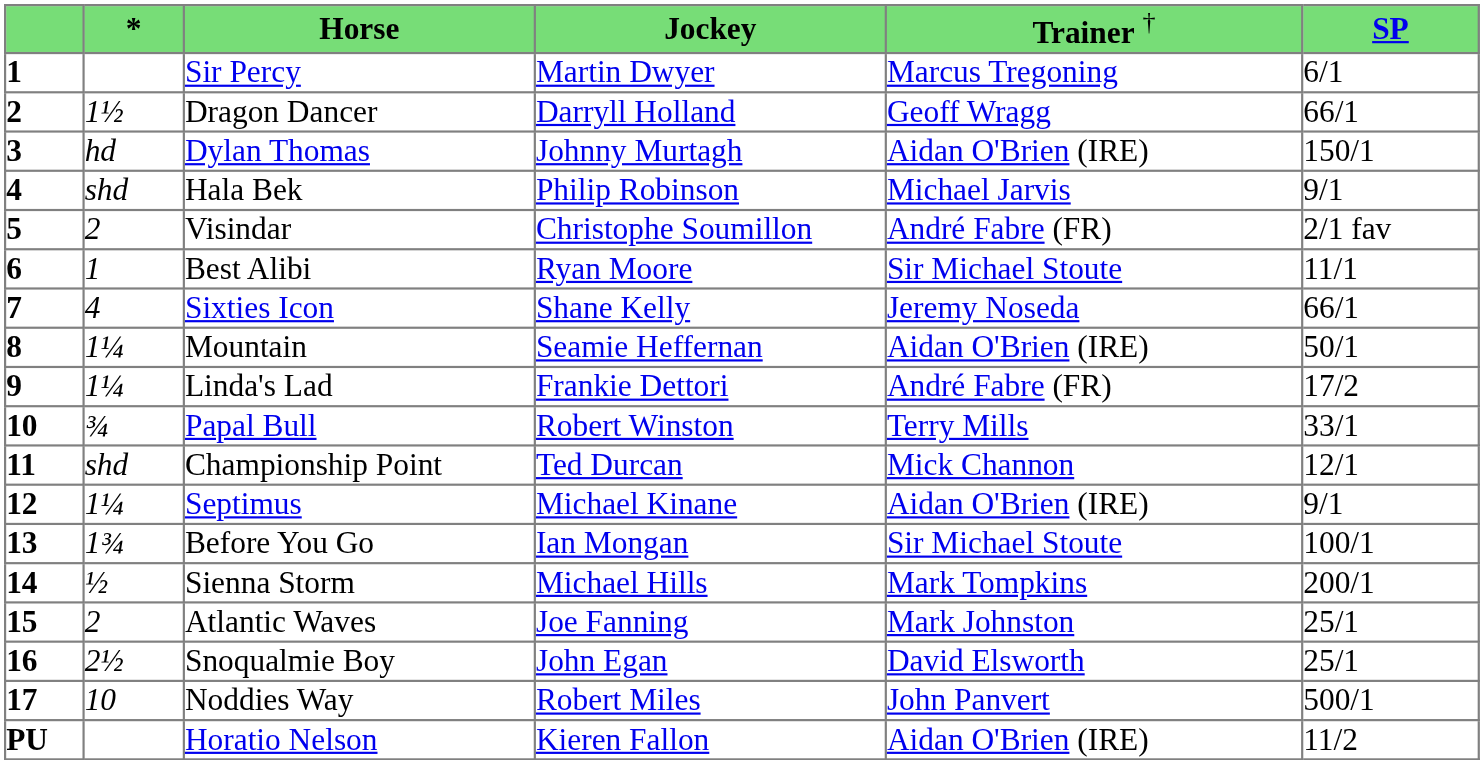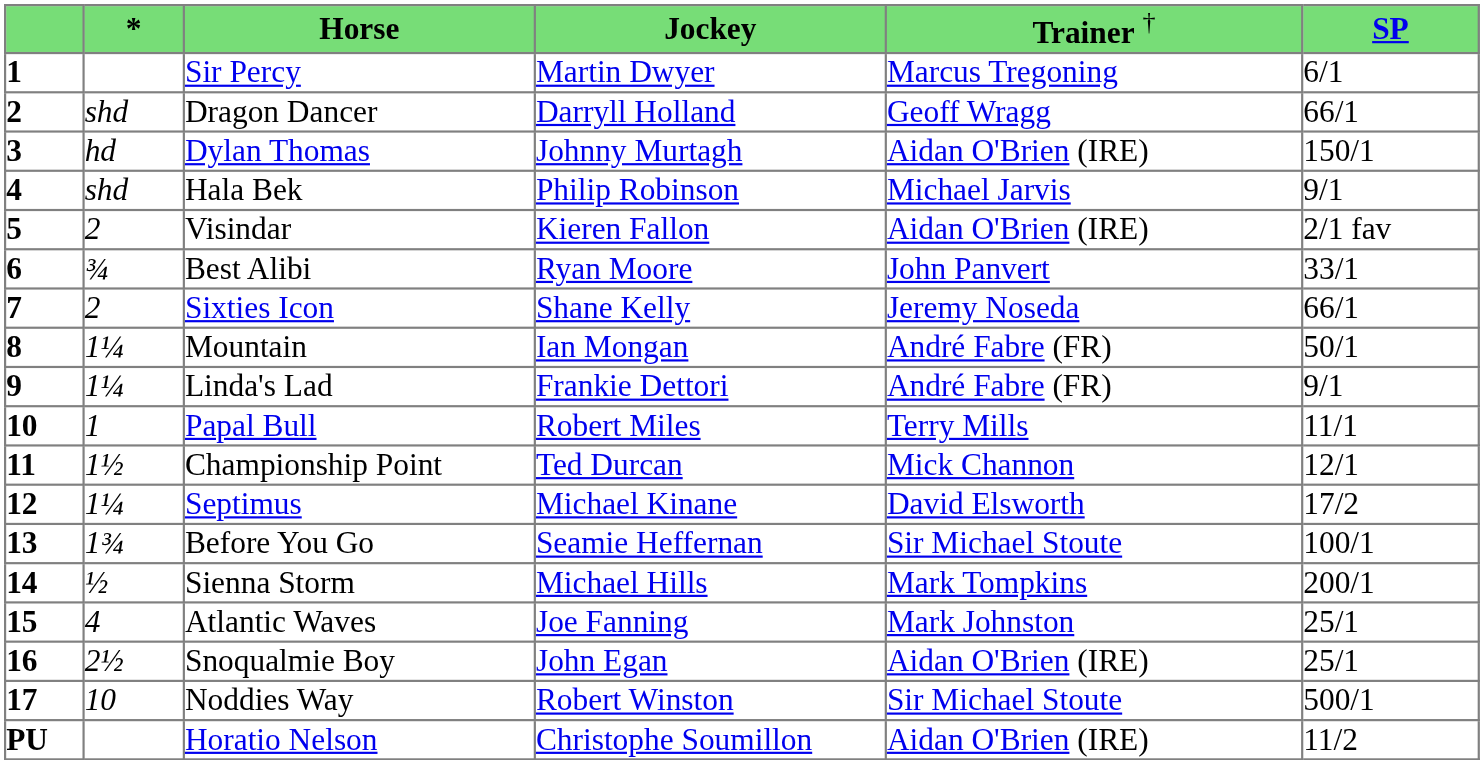(104, 110) 1½ -> (106, 110) shd
(674, 228) Christophe Soumillon -> (623, 228) Kieren Fallon
(999, 228) André Fabre (FR) -> (1018, 228) Aidan O'Brien (IRE)
(93, 267) 1 -> (96, 267) ¾
(1005, 267) Sir Michael Stoute -> (968, 267) John Panvert
(1331, 267) 11/1 -> (1331, 267) 33/1
(93, 307) 4 -> (93, 307) 2
(649, 346) Seamie Heffernan -> (612, 346) Ian Mongan
(1018, 346) Aidan O'Brien (IRE) -> (999, 346) André Fabre (FR)
(1331, 385) 17/2 -> (1323, 385) 9/1
(96, 424) ¾ -> (93, 424) 1
(635, 424) Robert Winston -> (618, 424) Robert Miles
(1331, 424) 33/1 -> (1331, 424) 11/1
(106, 464) shd -> (104, 464) 1½
(1018, 503) Aidan O'Brien (IRE) -> (986, 503) David Elsworth
(1323, 503) 9/1 -> (1331, 503) 17/2
(612, 542) Ian Mongan -> (649, 542) Seamie Heffernan
(93, 620) 2 -> (93, 620) 4
(986, 660) David Elsworth -> (1018, 660) Aidan O'Brien (IRE)
(618, 699) Robert Miles -> (635, 699) Robert Winston
(968, 699) John Panvert -> (1005, 699) Sir Michael Stoute
(623, 738) Kieren Fallon -> (674, 738) Christophe Soumillon
